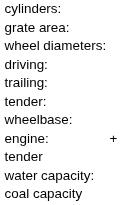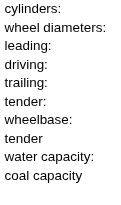- row: (37, 27)
+ row: (28, 46)
- row: (27, 138)
